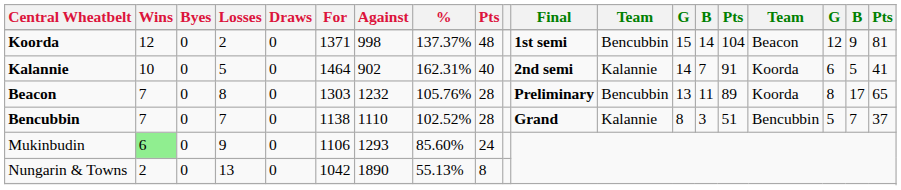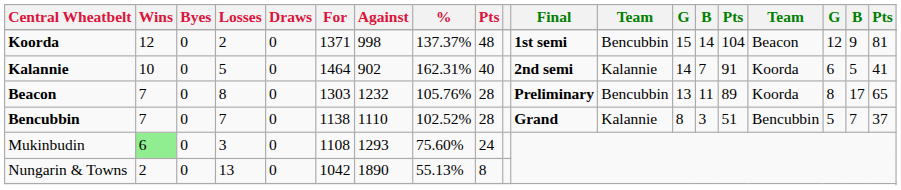(223, 144) 9 -> (223, 144) 3
(335, 144) 1106 -> (335, 144) 1108
(440, 144) 85.60% -> (440, 144) 75.60%
